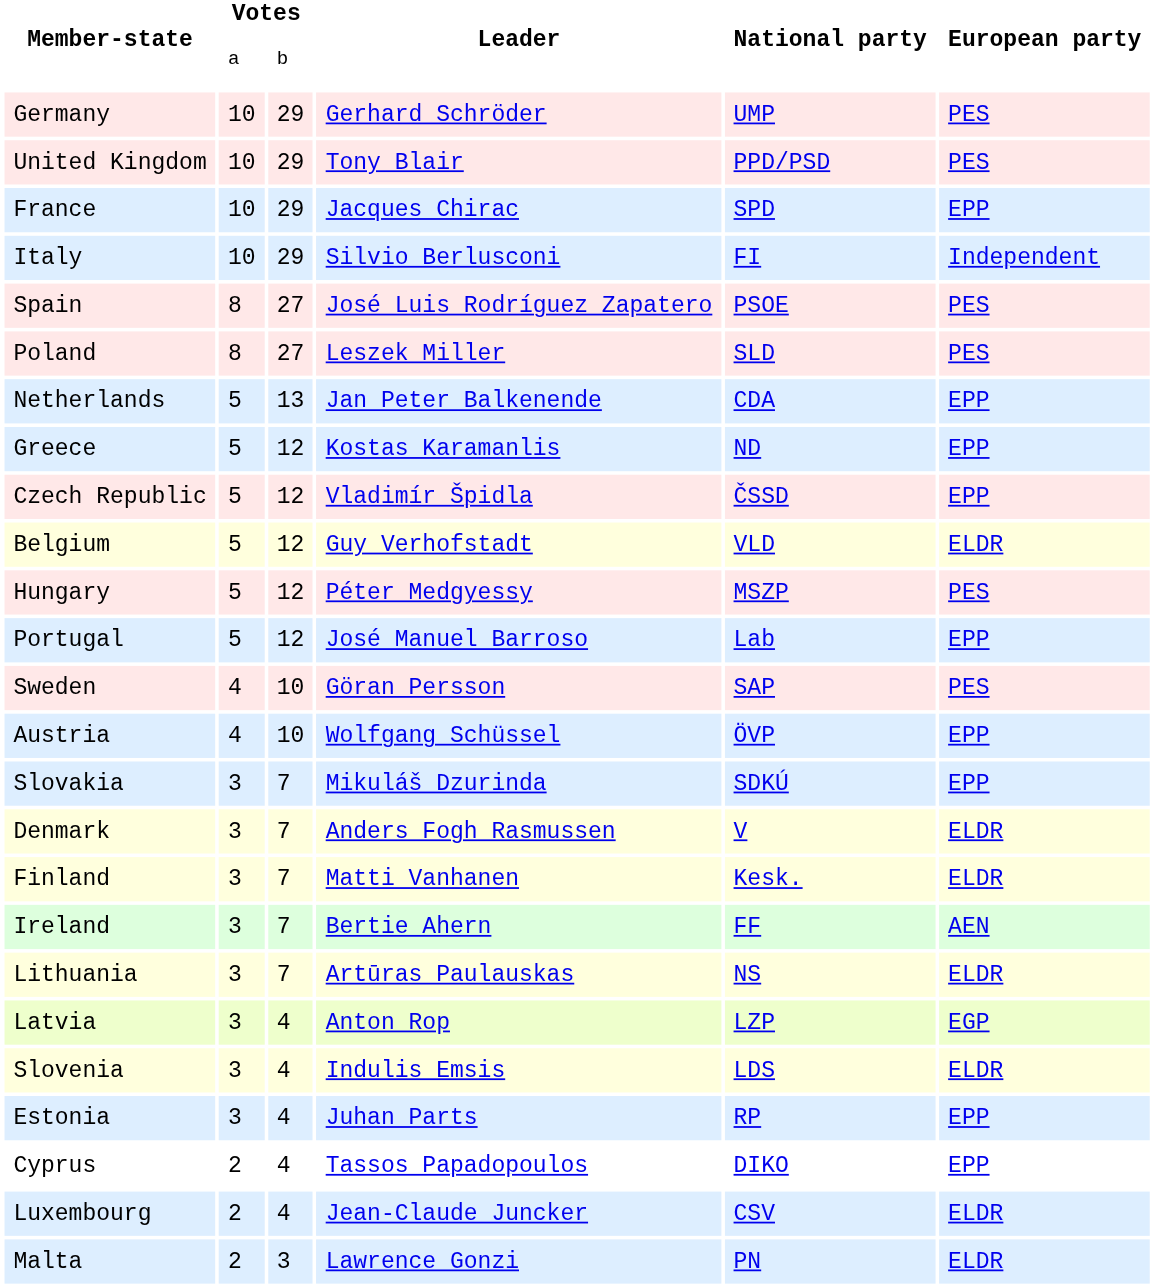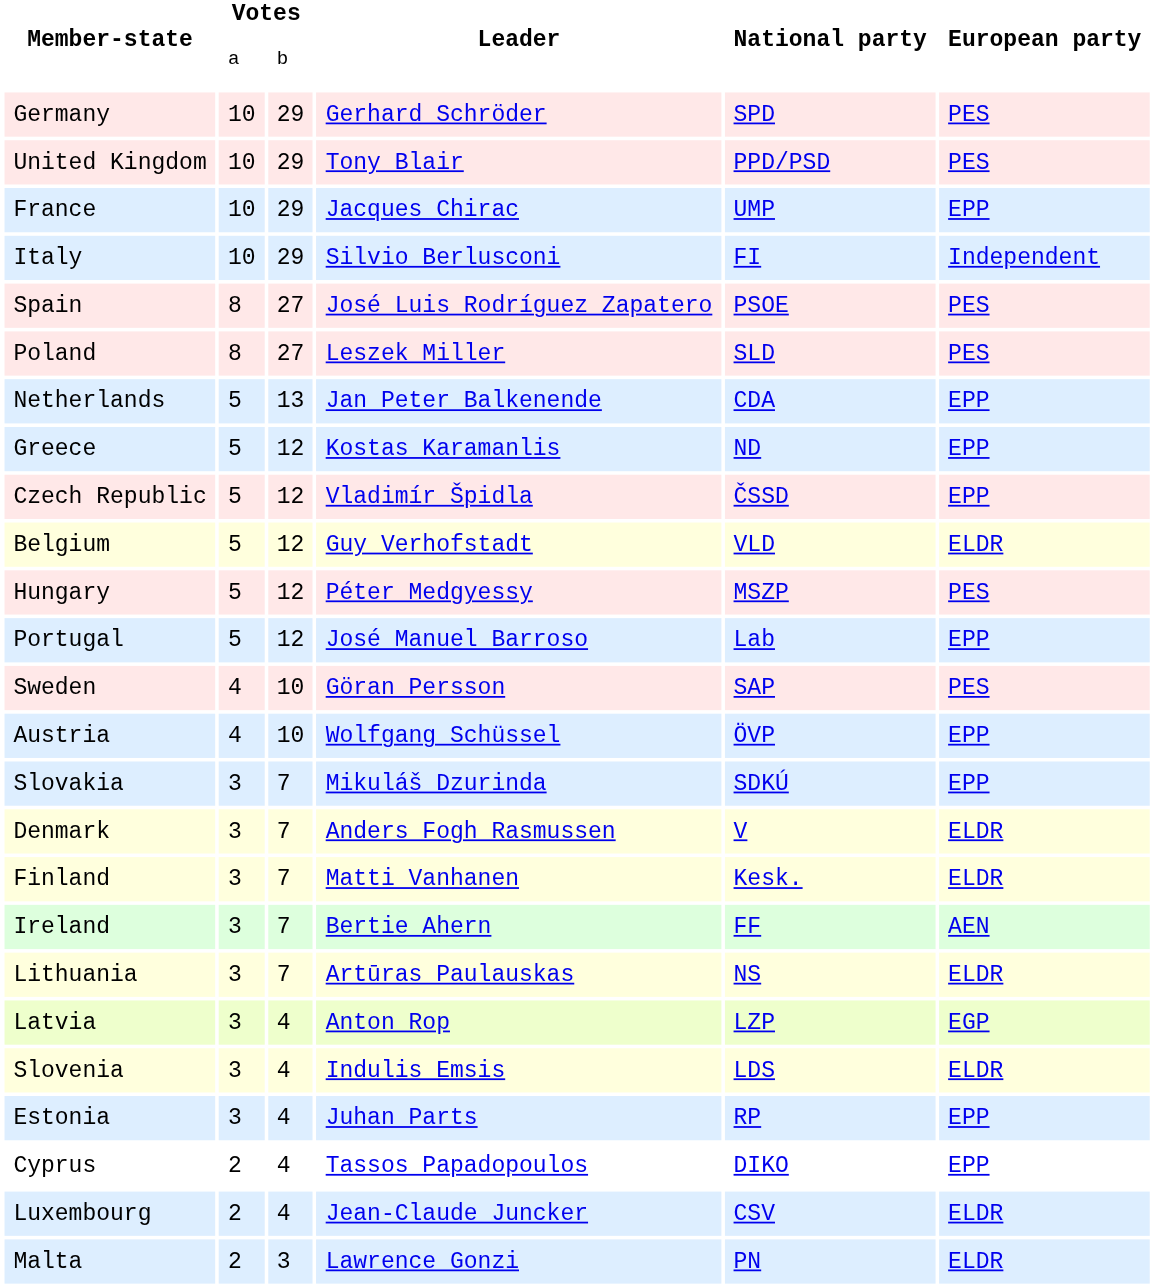(754, 115) UMP -> (754, 115) SPD
(754, 211) SPD -> (754, 211) UMP
